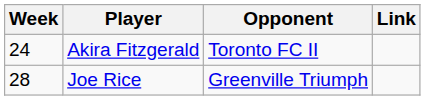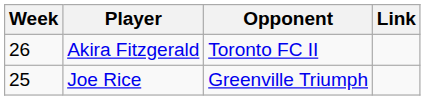(20, 49) 24 -> (20, 49) 26
(20, 79) 28 -> (20, 79) 25
